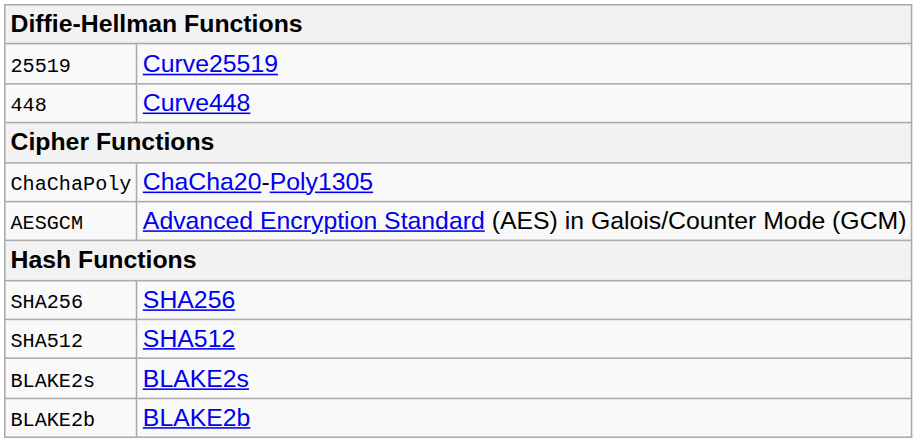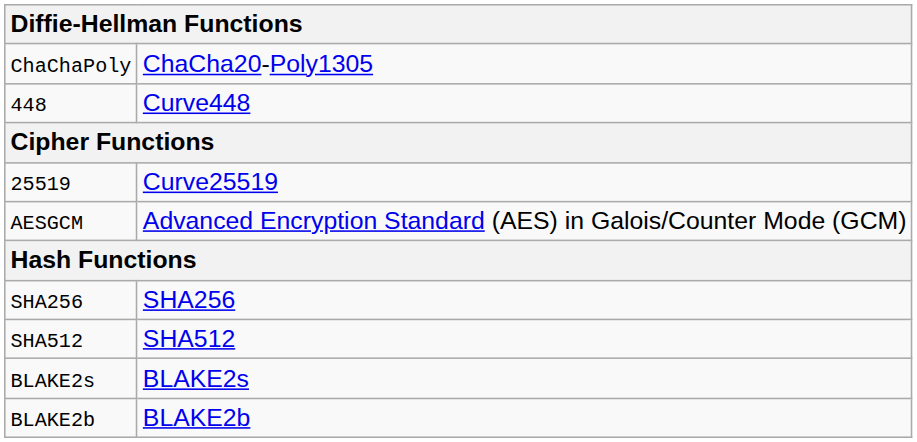rows swapped: (41, 66) <-> (71, 184)
